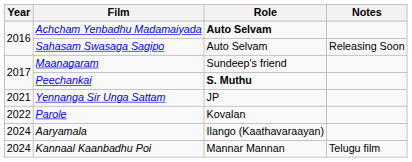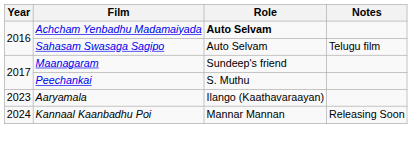(367, 47) Releasing Soon -> (355, 47) Telugu film
(229, 81) bold -> (228, 81) normal
- row: (101, 98)
- row: (51, 115)
(19, 132) 2024 -> (19, 98) 2023
(355, 149) Telugu film -> (367, 115) Releasing Soon
